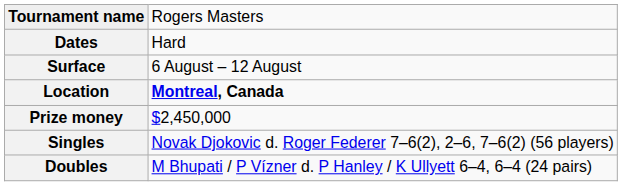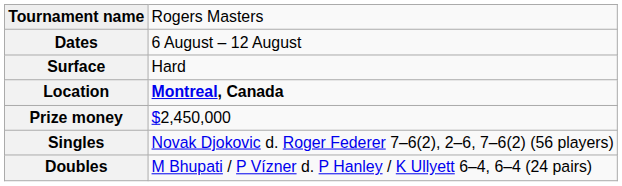(169, 42) Hard -> (226, 42) 6 August – 12 August
(226, 67) 6 August – 12 August -> (169, 67) Hard
